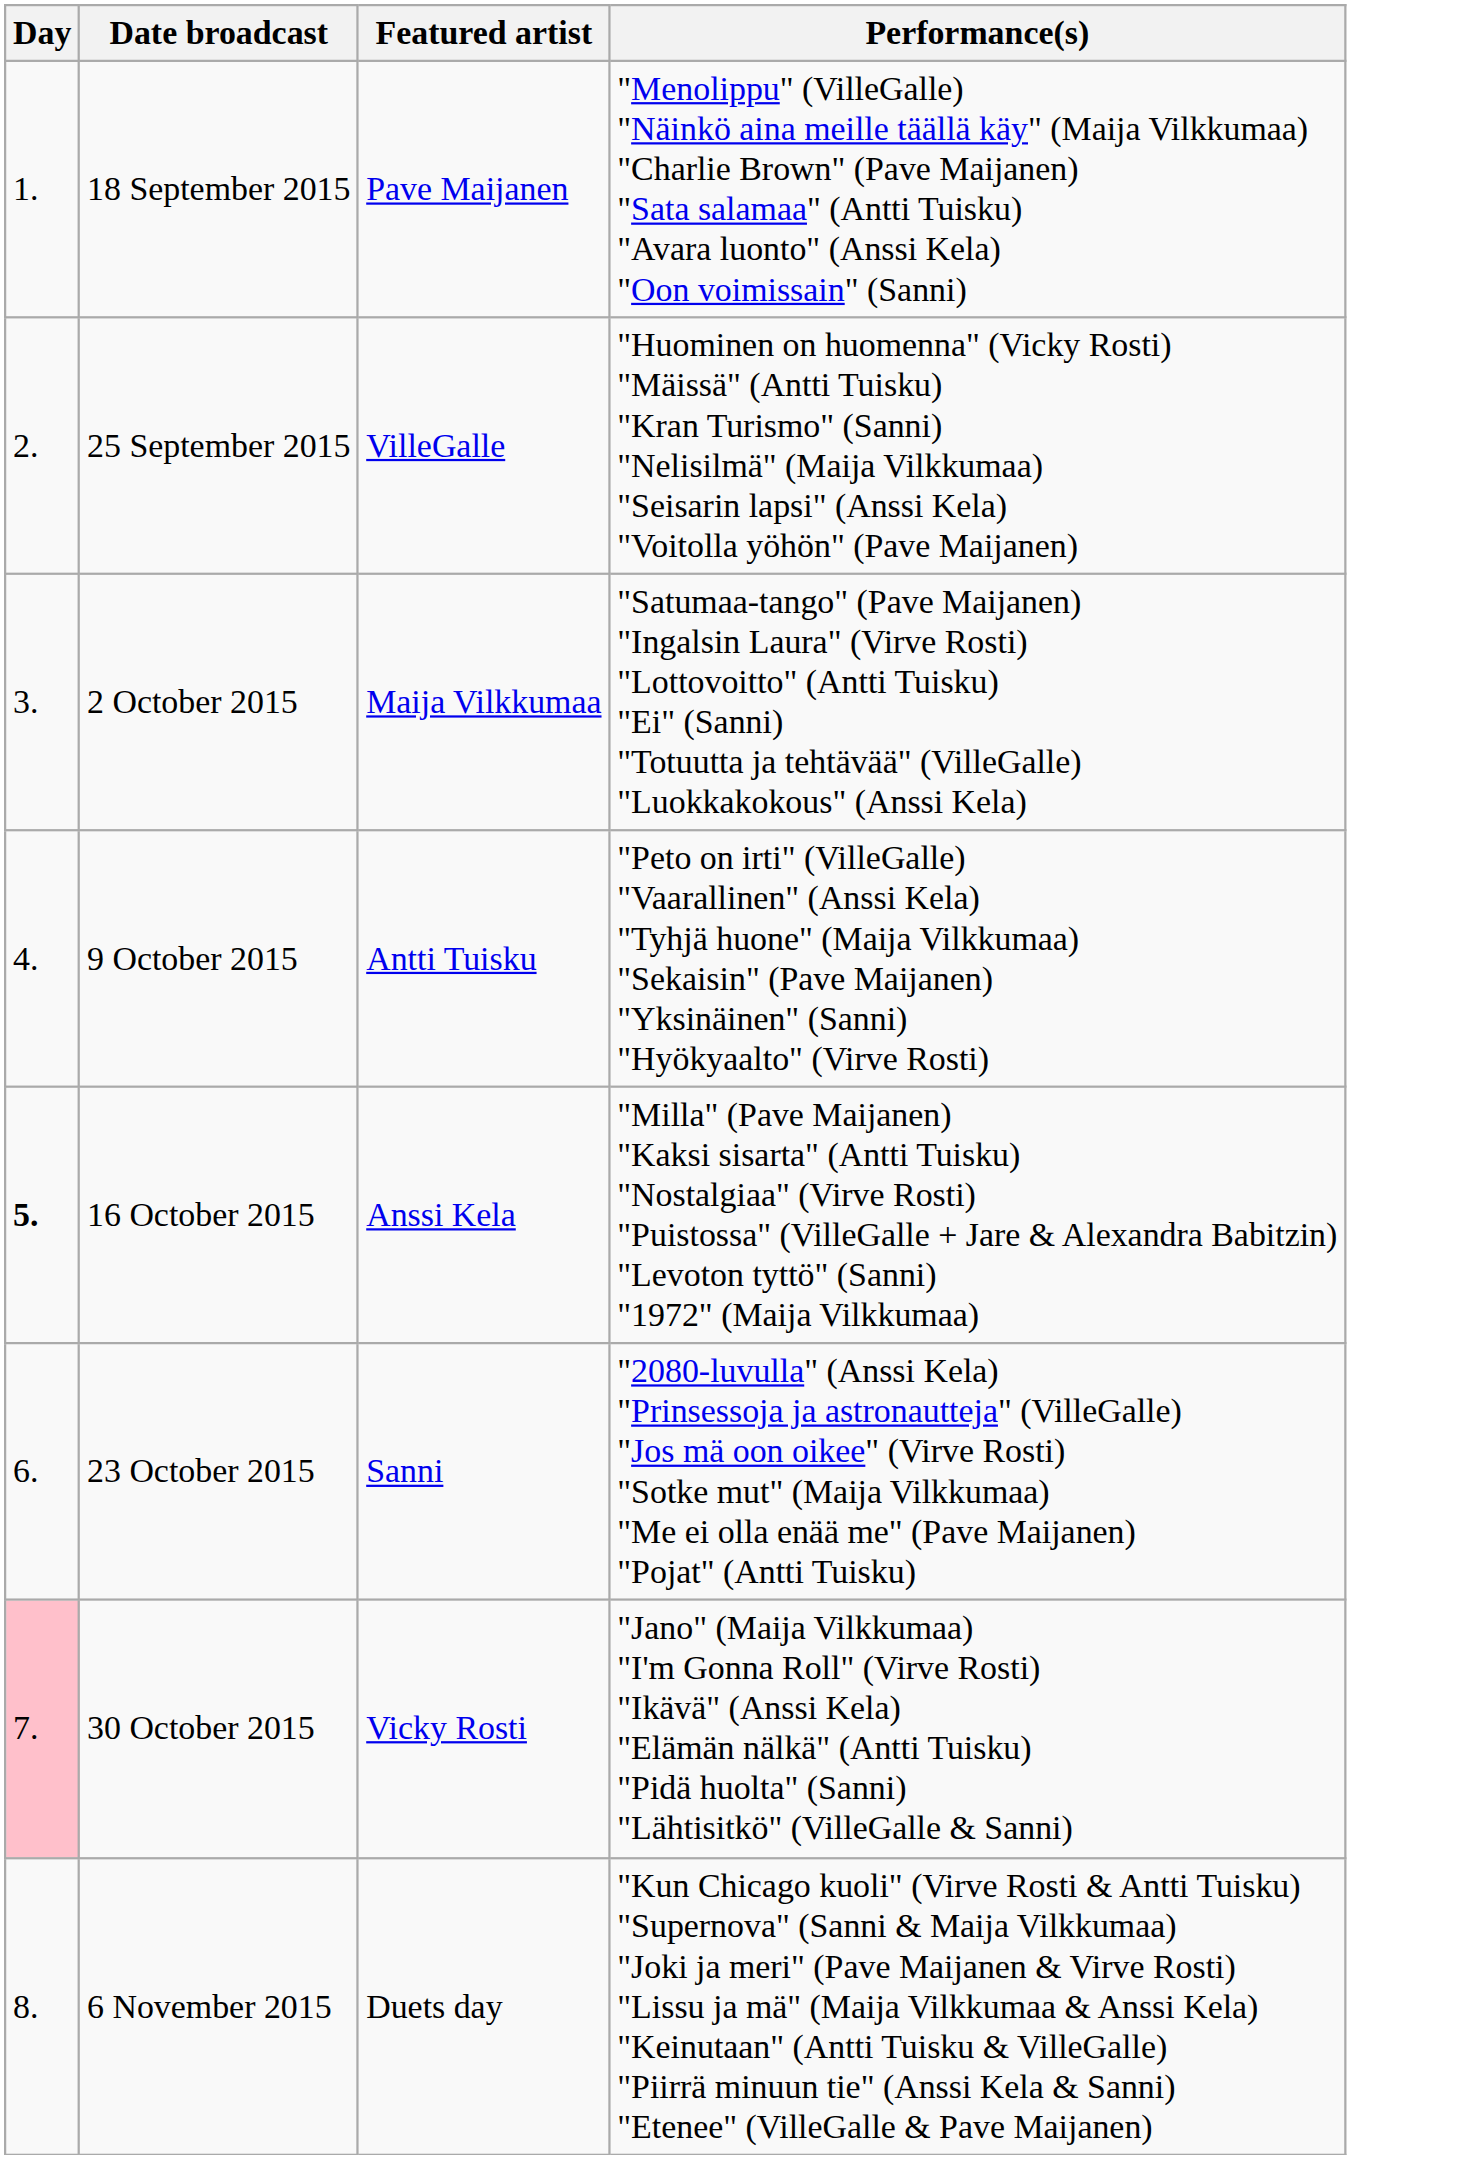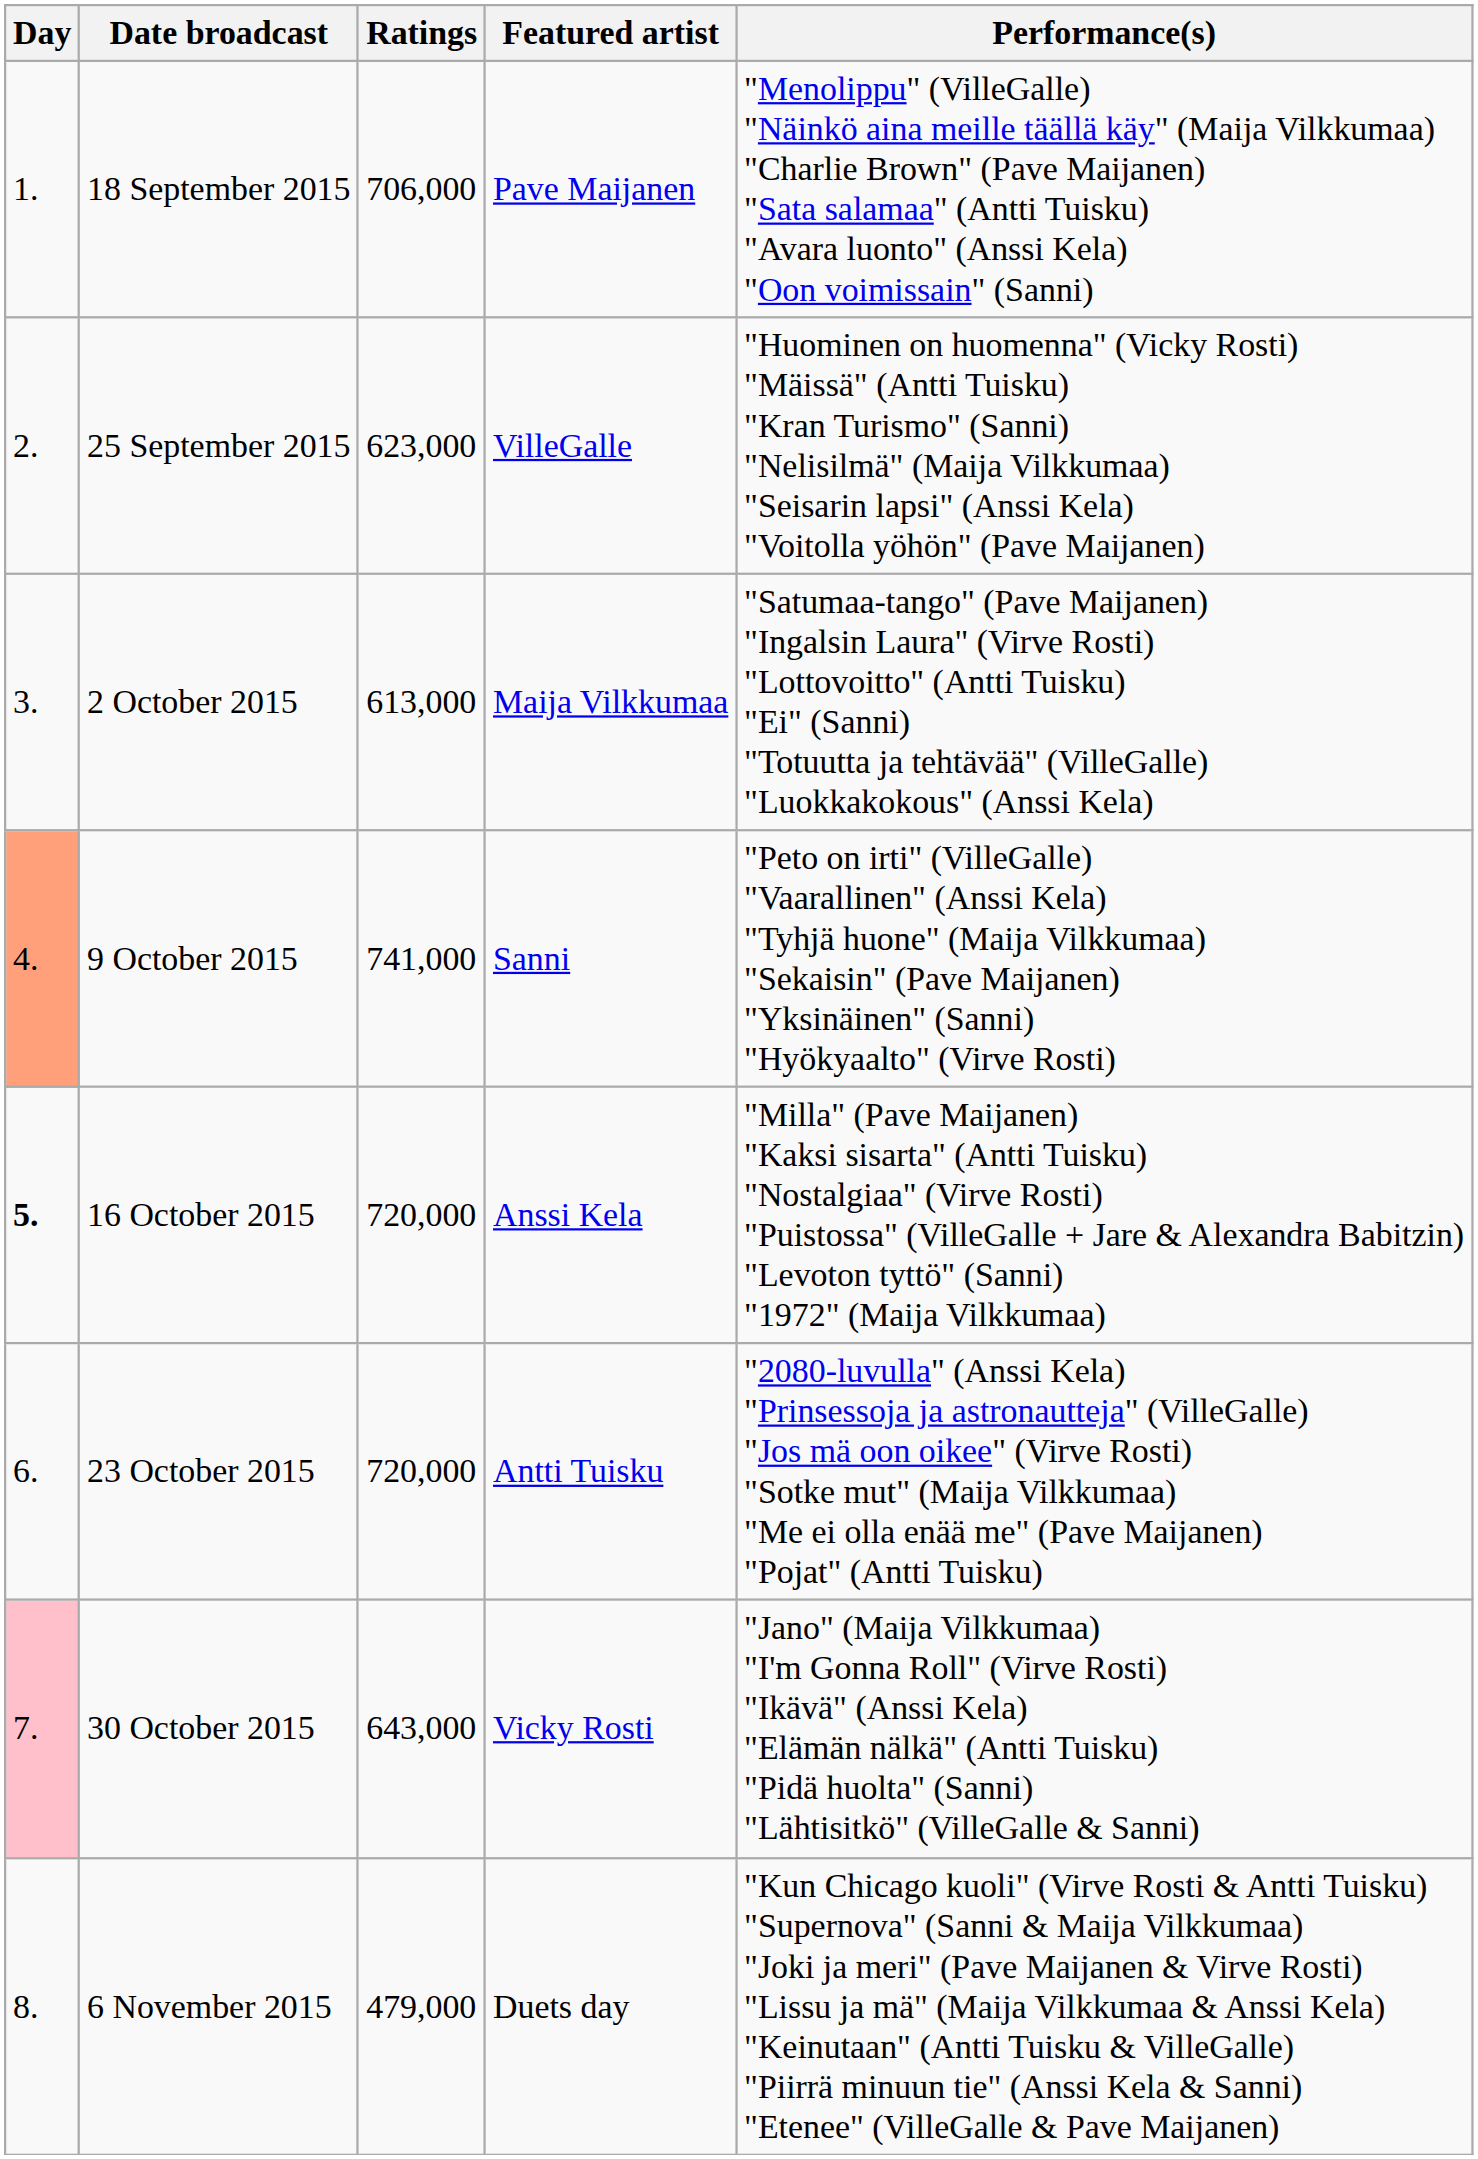+ column: (422, 32)
(26, 958) no background -> (26, 958) lightsalmon background
(451, 958) Antti Tuisku -> (532, 958) Sanni
(405, 1471) Sanni -> (578, 1471) Antti Tuisku
